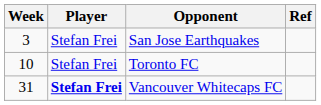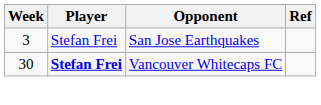- row: (164, 64)
(26, 87) 31 -> (26, 64) 30
